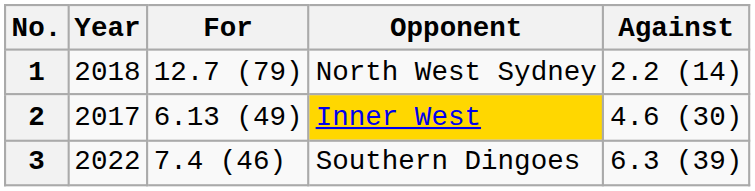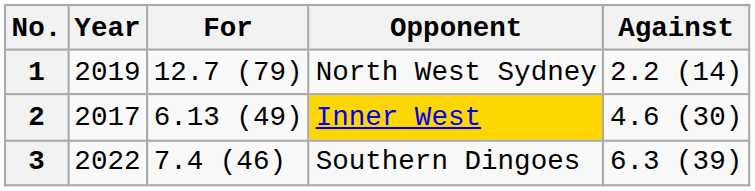(107, 72) 2018 -> (107, 72) 2019
